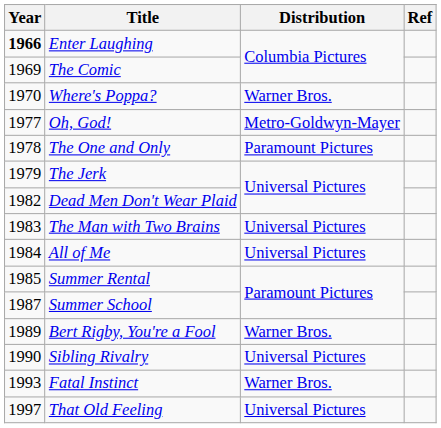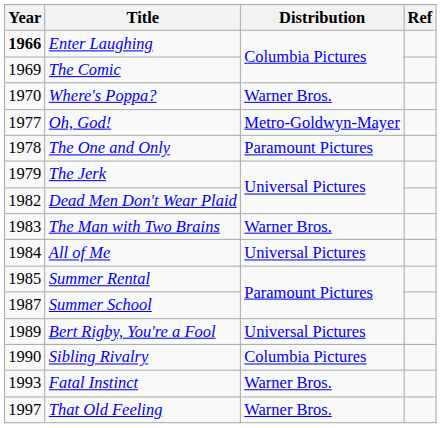(305, 226) Universal Pictures -> (288, 226) Warner Bros.
(288, 331) Warner Bros. -> (305, 331) Universal Pictures
(305, 357) Universal Pictures -> (305, 357) Columbia Pictures
(305, 409) Universal Pictures -> (288, 409) Warner Bros.
